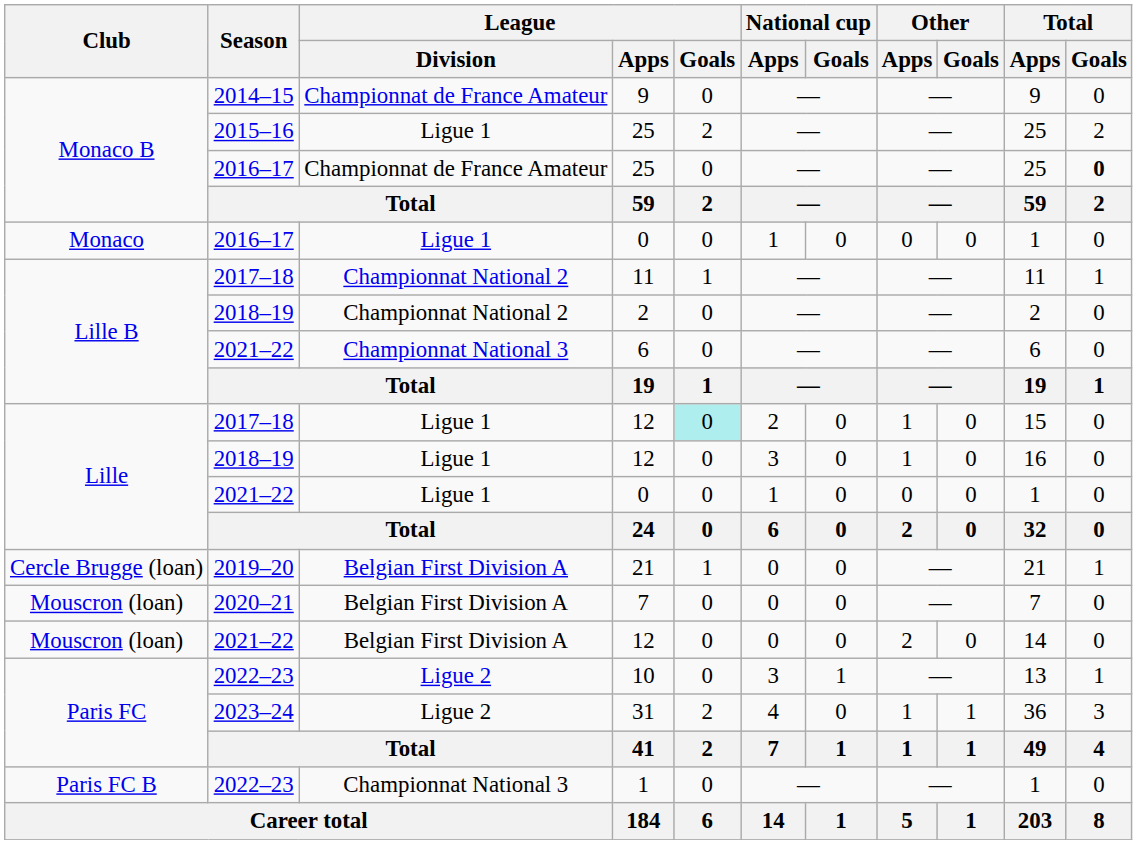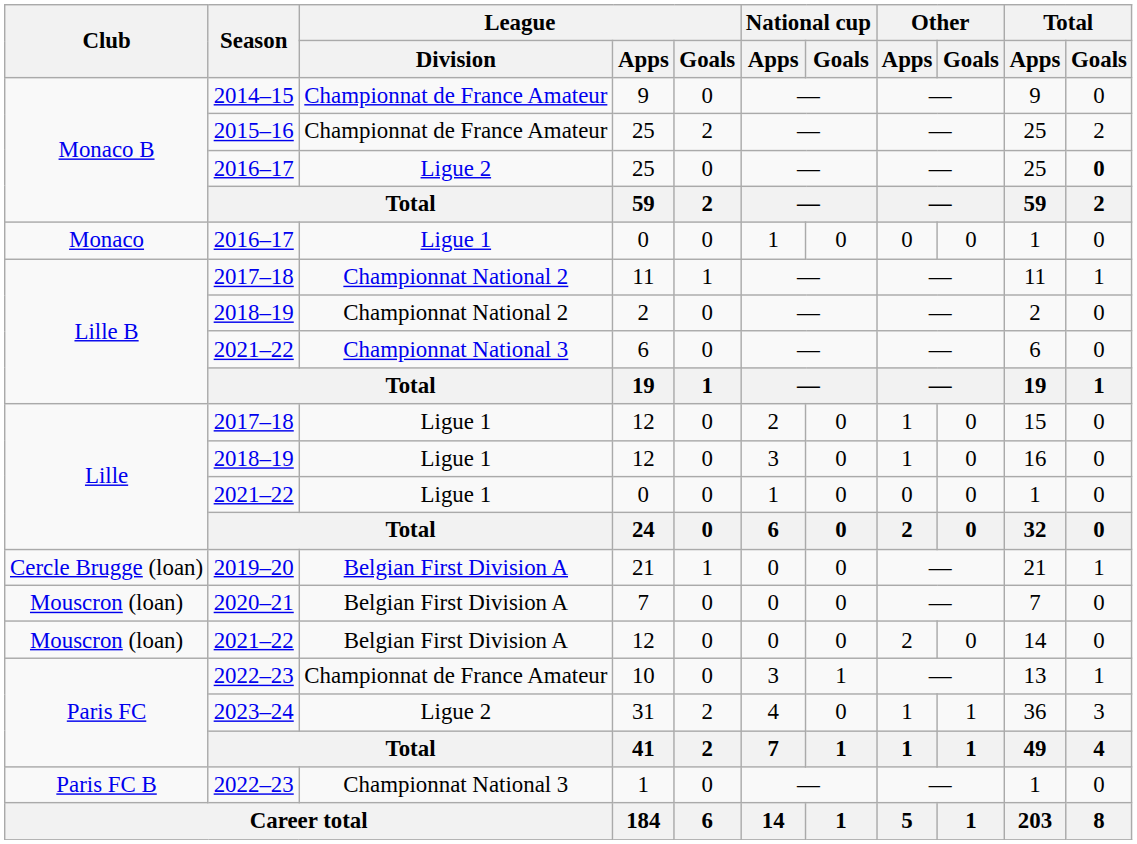(456, 131) Ligue 1 -> (456, 131) Championnat de France Amateur
(456, 167) Championnat de France Amateur -> (456, 167) Ligue 2
(707, 421) paleturquoise background -> (707, 421) no background
(456, 675) Ligue 2 -> (456, 675) Championnat de France Amateur
